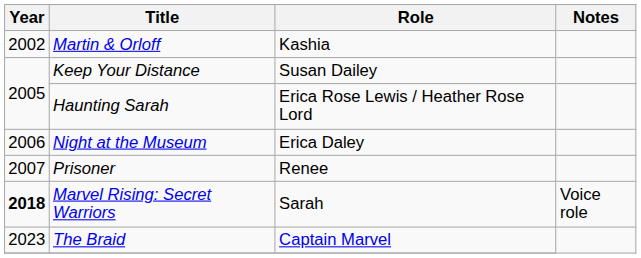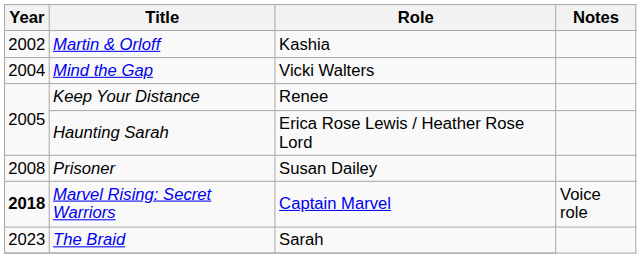+ row: (103, 70)
(328, 70) Susan Dailey -> (304, 96) Renee
- row: (130, 141)
(27, 168) 2007 -> (27, 168) 2008
(304, 168) Renee -> (328, 168) Susan Dailey
(301, 204) Sarah -> (335, 204) Captain Marvel
(335, 239) Captain Marvel -> (301, 239) Sarah
